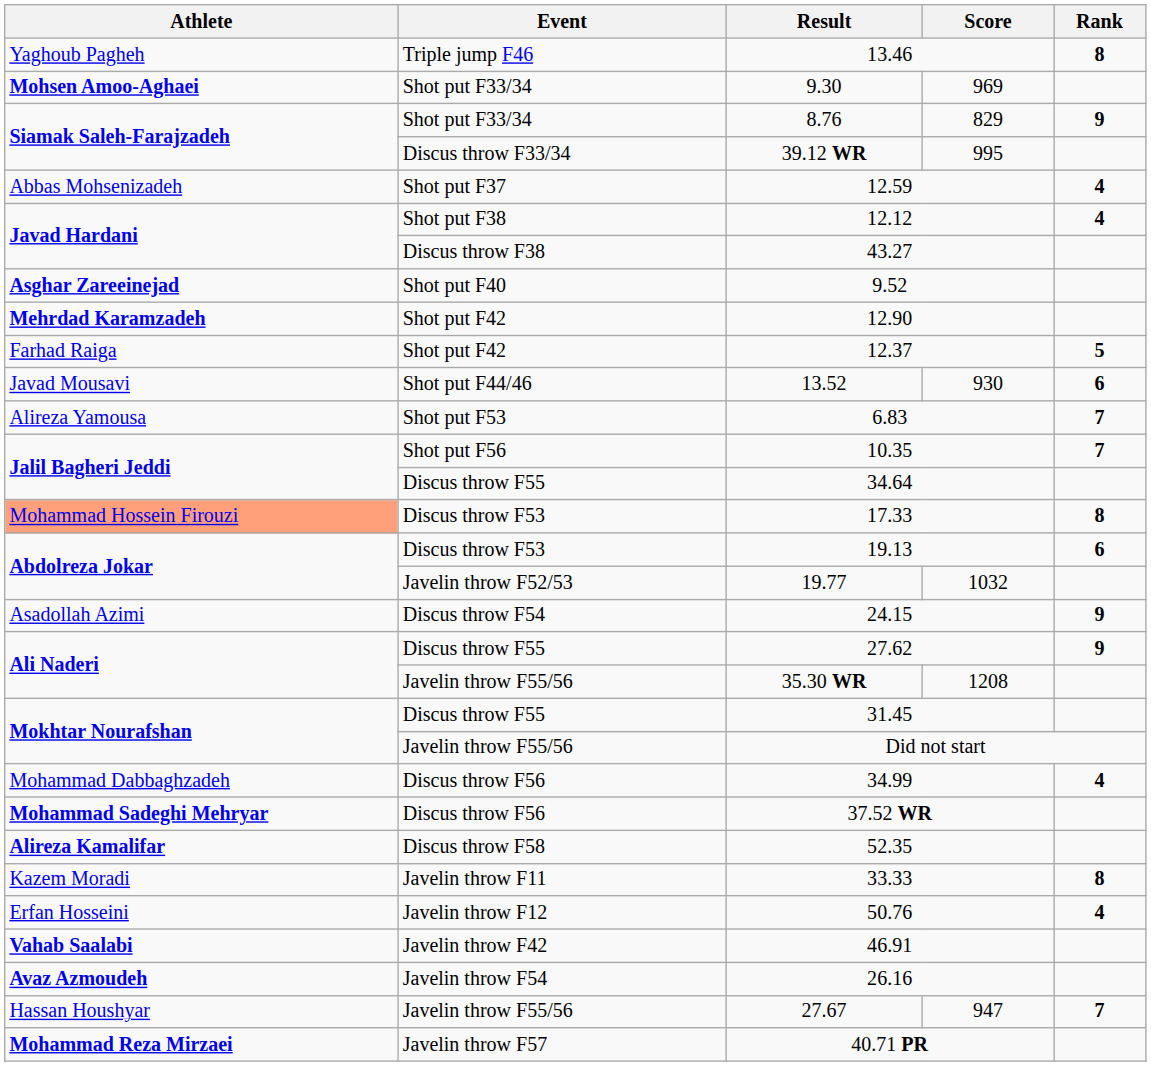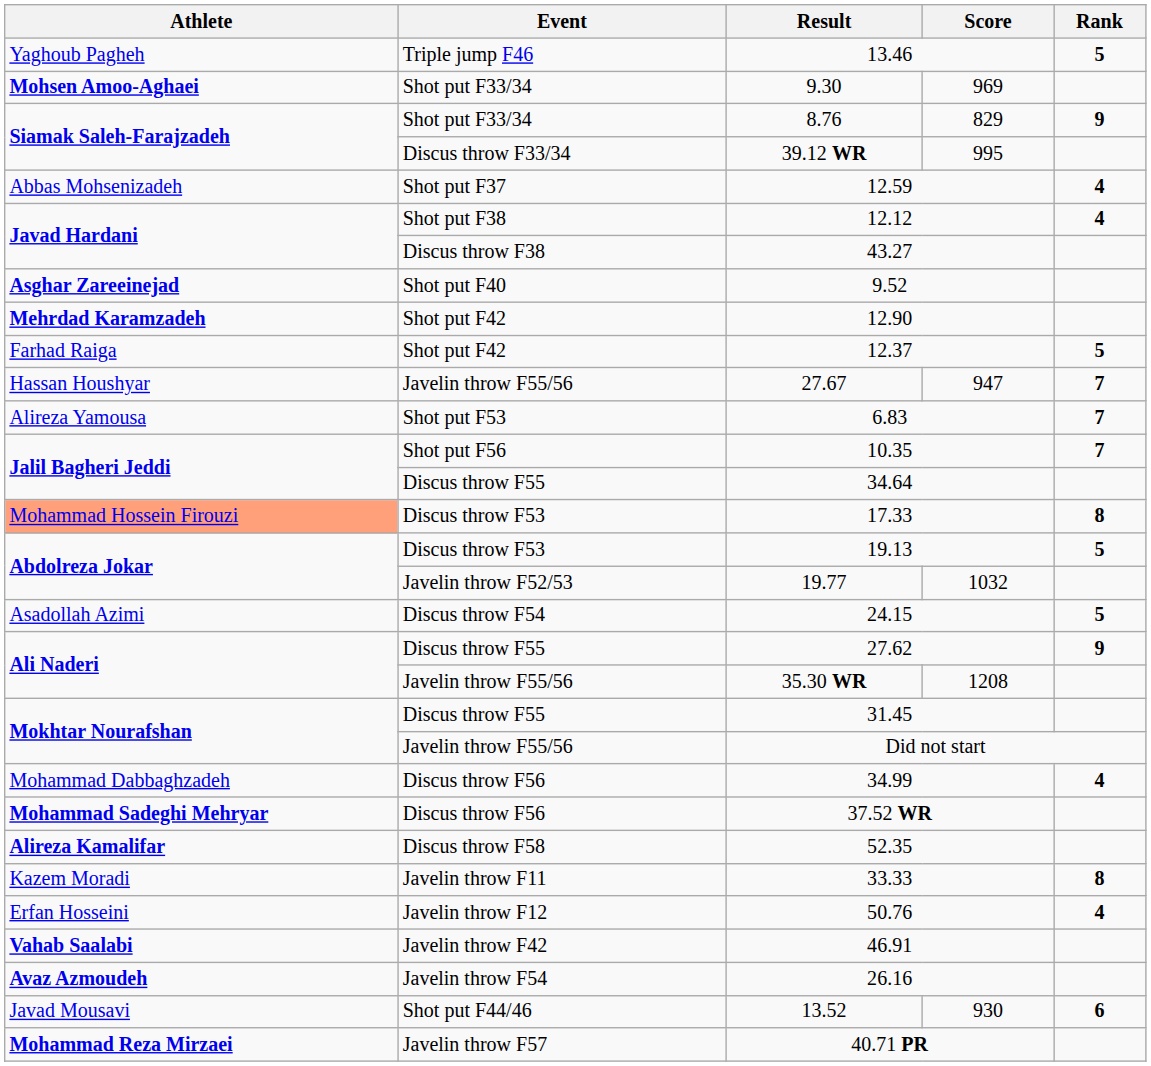(1099, 54) 8 -> (1099, 54) 5
rows swapped: (824, 384) <-> (824, 1011)
(1099, 549) 6 -> (1099, 549) 5
(1099, 615) 9 -> (1099, 615) 5
